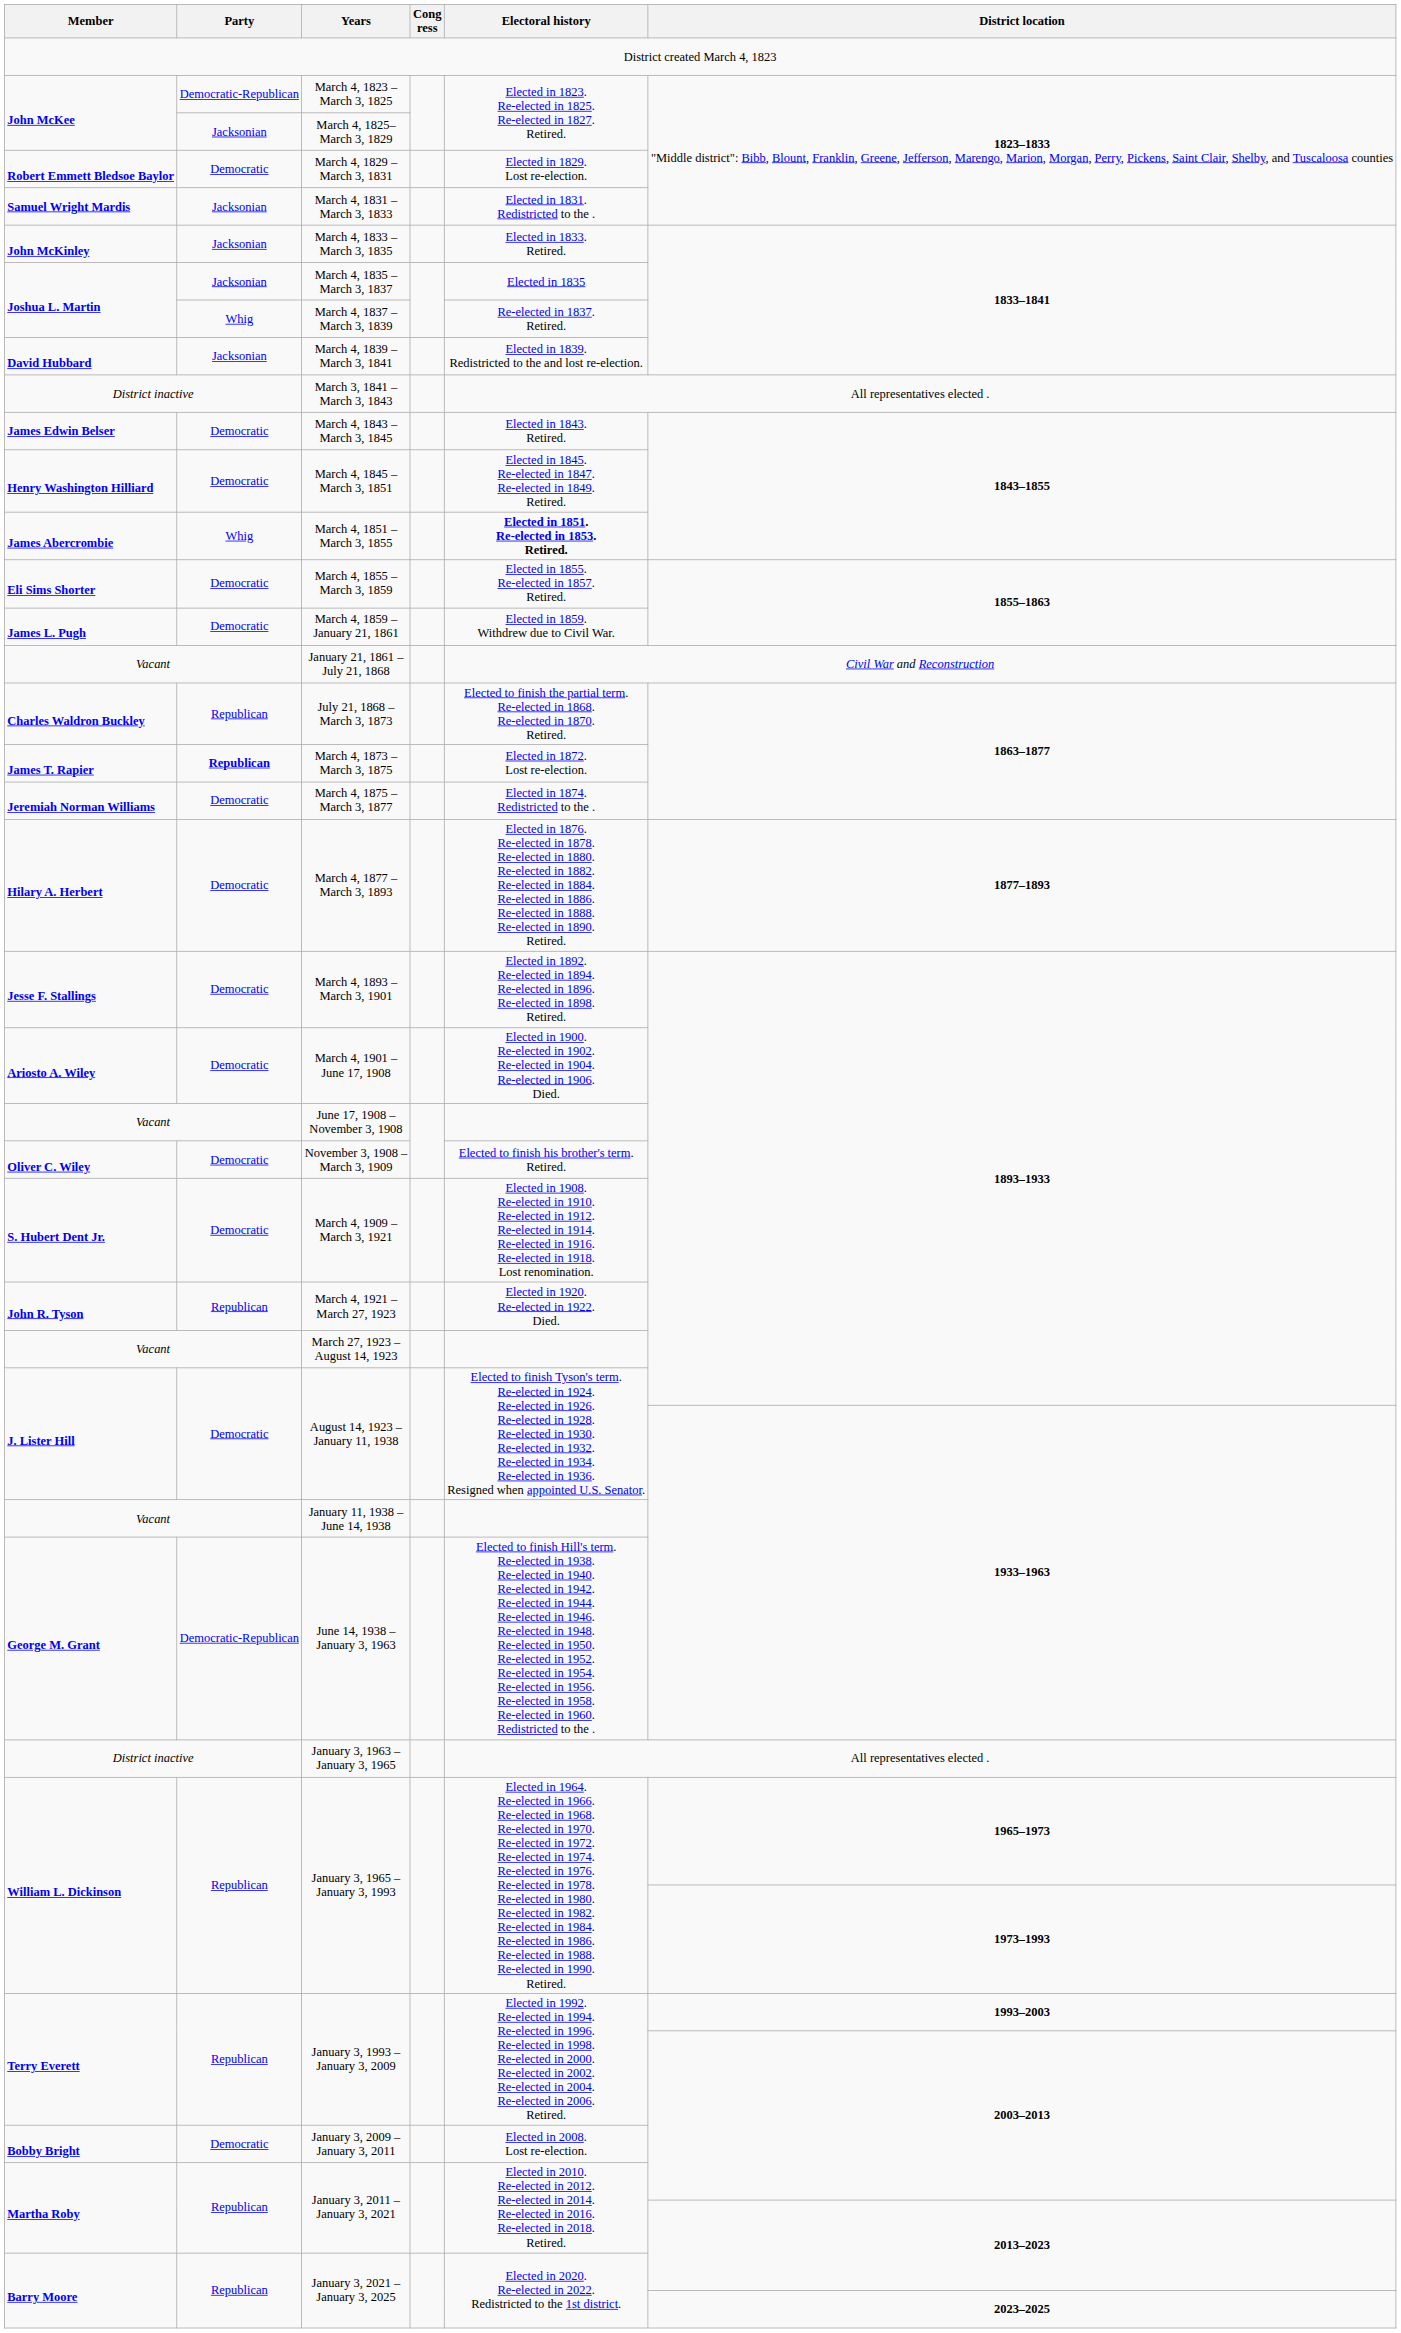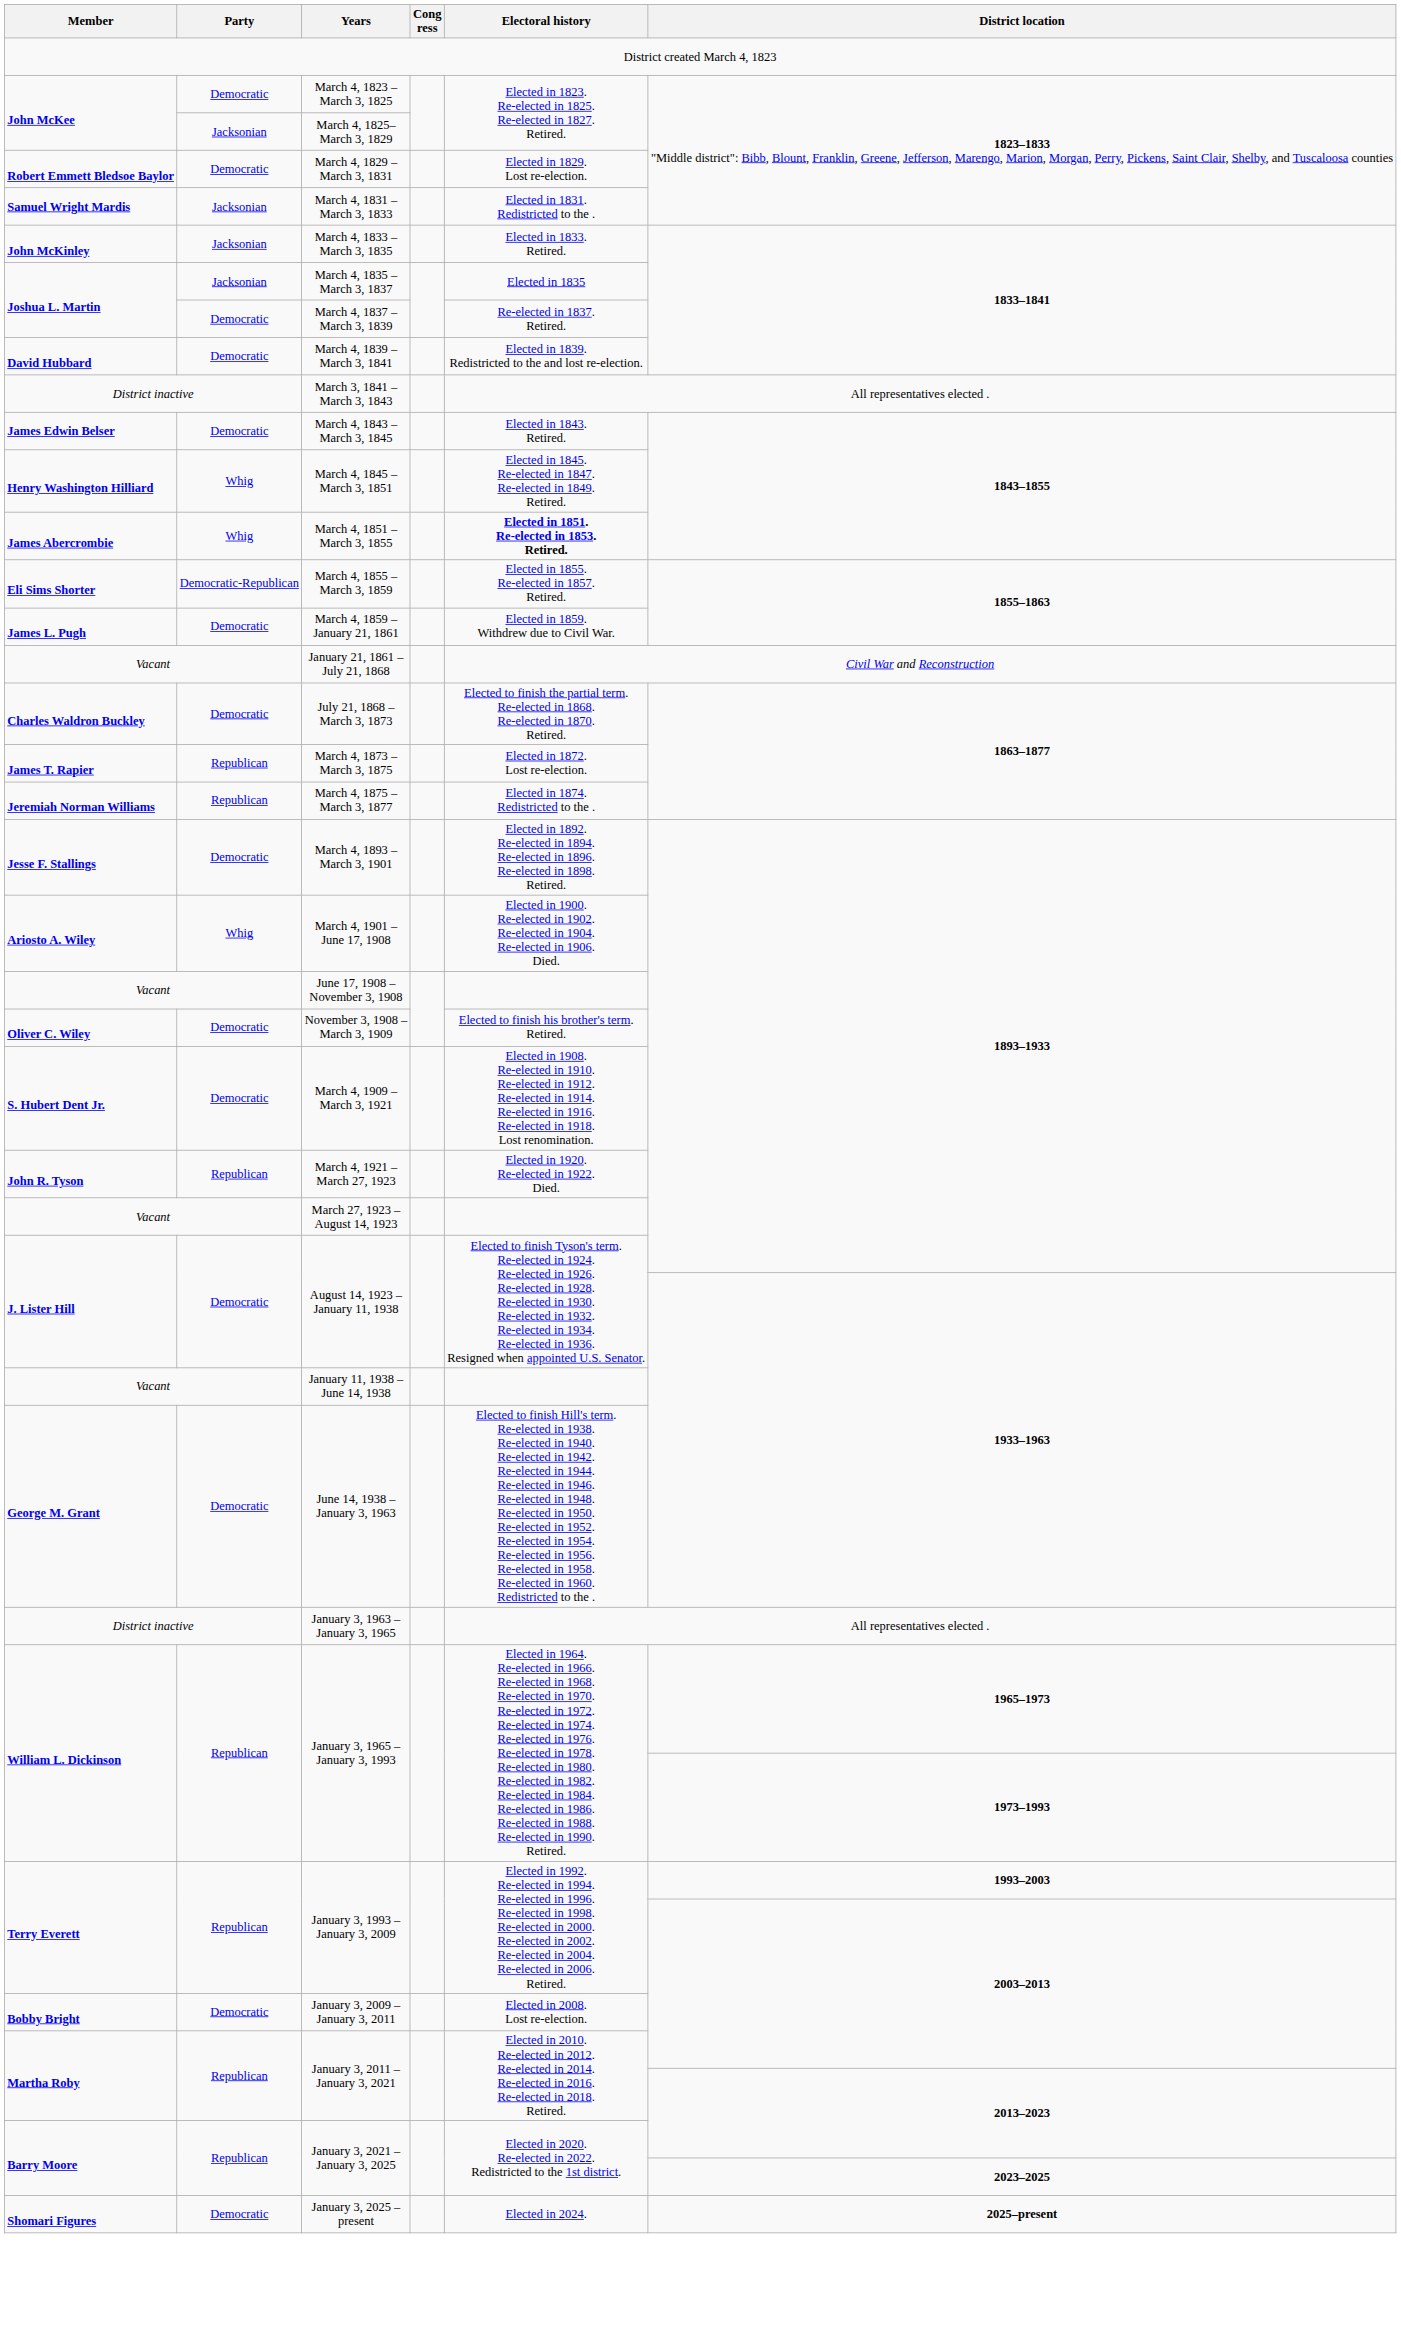(239, 94) Democratic-Republican -> (239, 94) Democratic
(239, 319) Whig -> (239, 319) Democratic
(239, 356) Jacksonian -> (239, 356) Democratic
(239, 481) Democratic -> (239, 481) Whig
(239, 583) Democratic -> (239, 583) Democratic-Republican
(239, 713) Republican -> (239, 713) Democratic
(239, 763) bold -> (239, 763) normal
(239, 800) Democratic -> (239, 800) Republican
- row: (55, 892)
(239, 1065) Democratic -> (239, 933) Whig
(239, 1638) Democratic-Republican -> (239, 1506) Democratic
+ row: (52, 2221)
